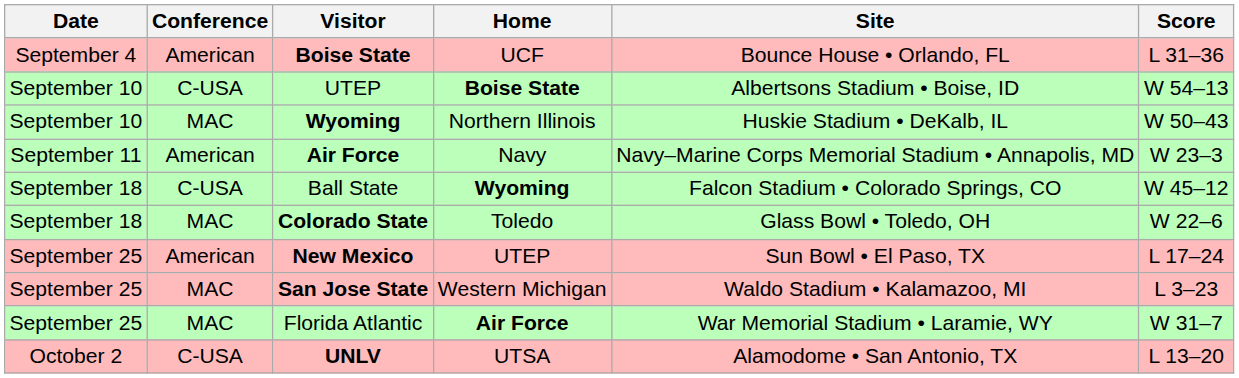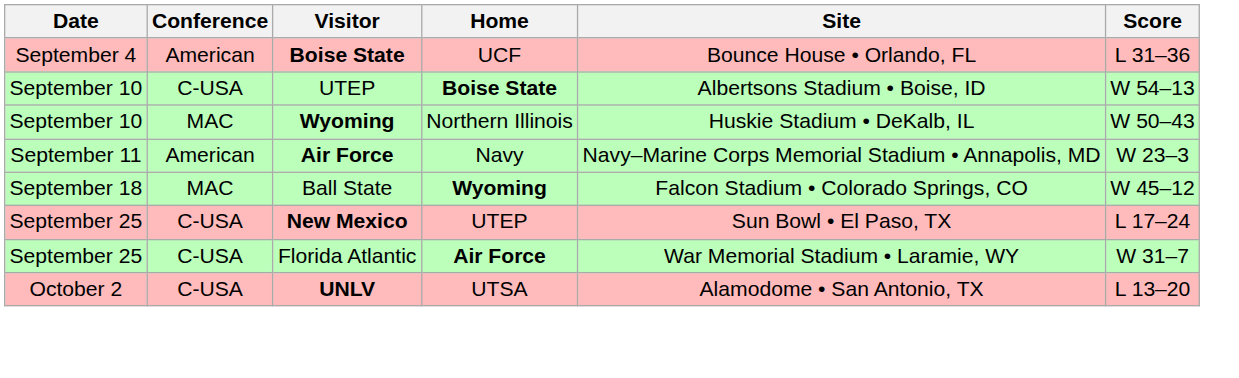(210, 188) C-USA -> (210, 188) MAC
- row: (353, 222)
(210, 255) American -> (210, 222) C-USA
- row: (353, 289)
(210, 322) MAC -> (210, 255) C-USA
